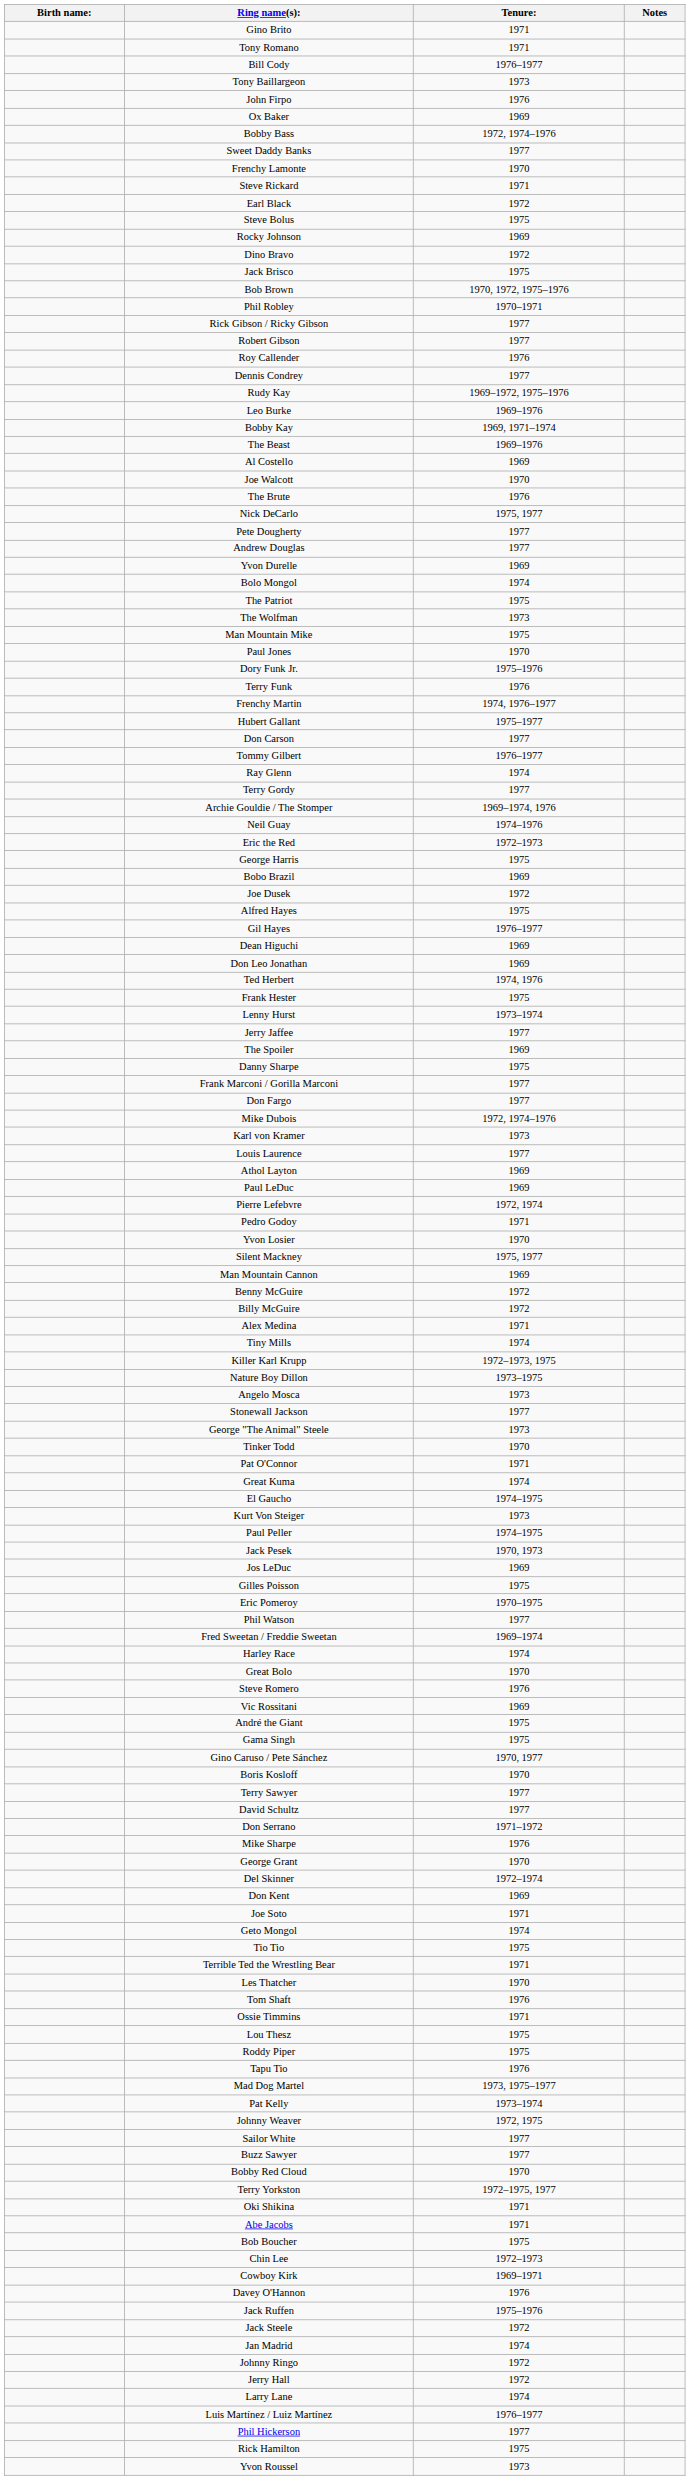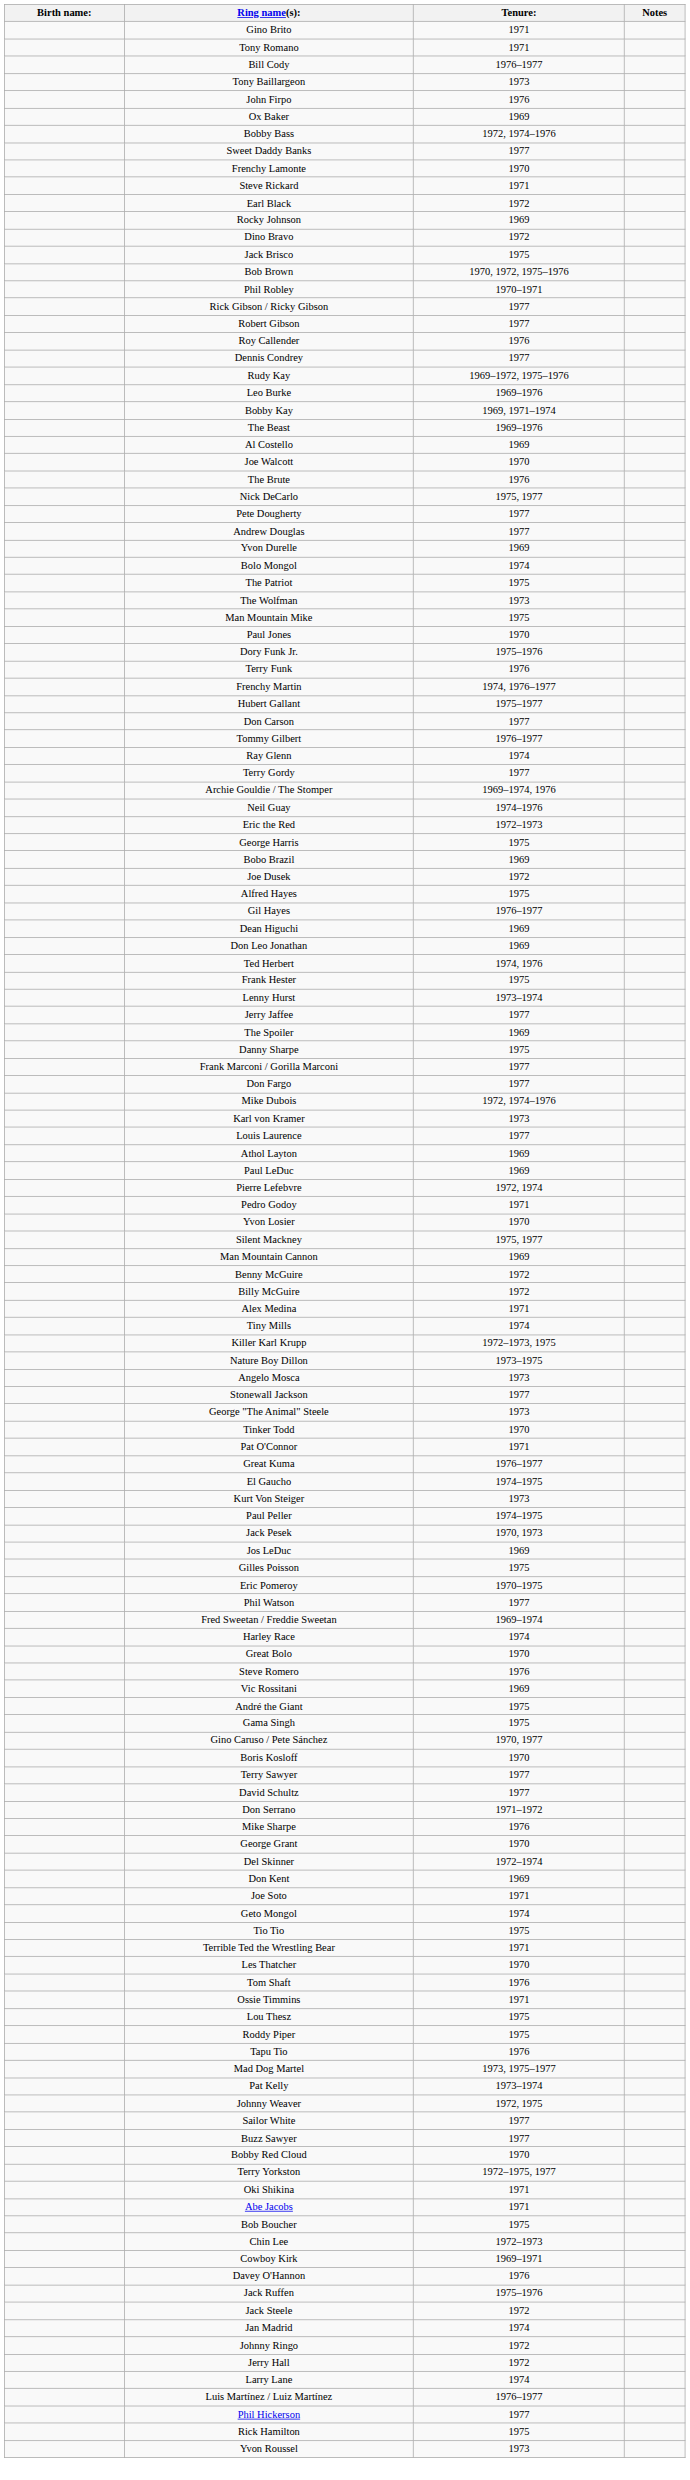- row: (269, 220)
(519, 1481) 1974 -> (519, 1463) 1976–1977
